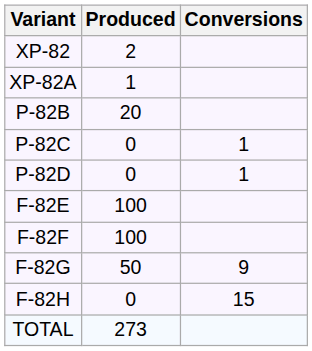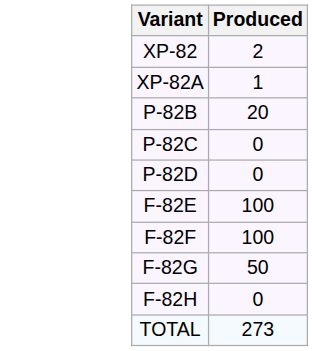- column: (244, 20)
